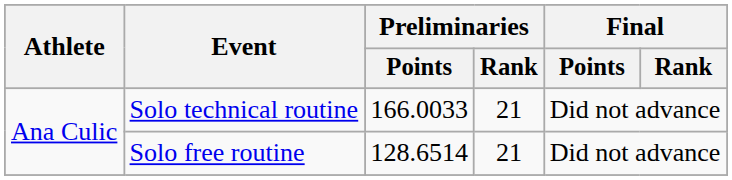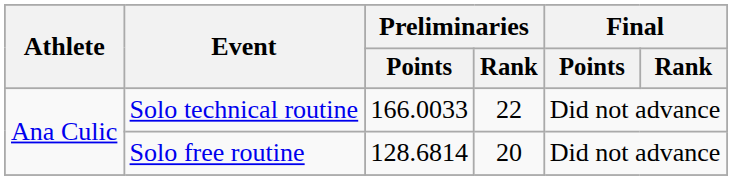(509, 110) 21 -> (509, 110) 22
(419, 153) 128.6514 -> (419, 153) 128.6814
(509, 153) 21 -> (509, 153) 20
